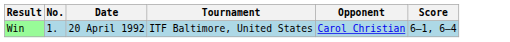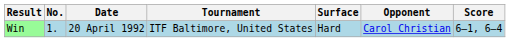+ column: (338, 12)
